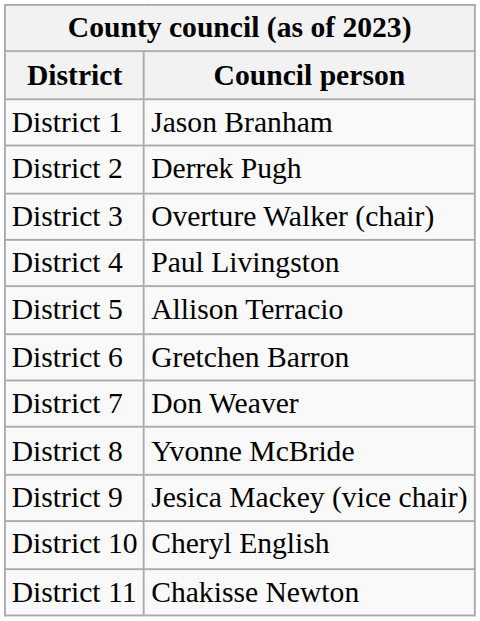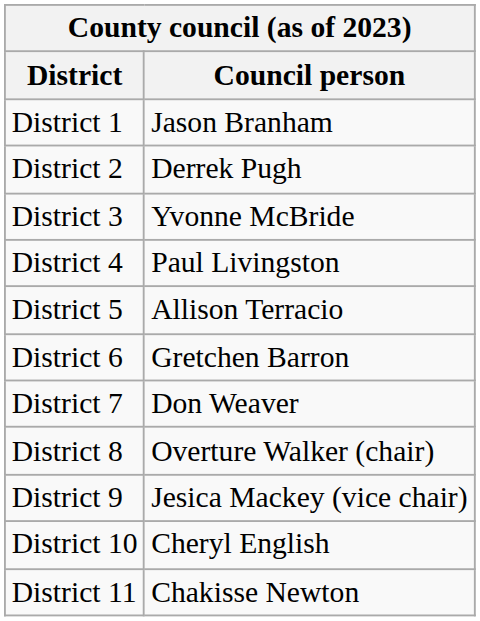(293, 215) Overture Walker (chair) -> (253, 215) Yvonne McBride
(253, 450) Yvonne McBride -> (293, 450) Overture Walker (chair)
